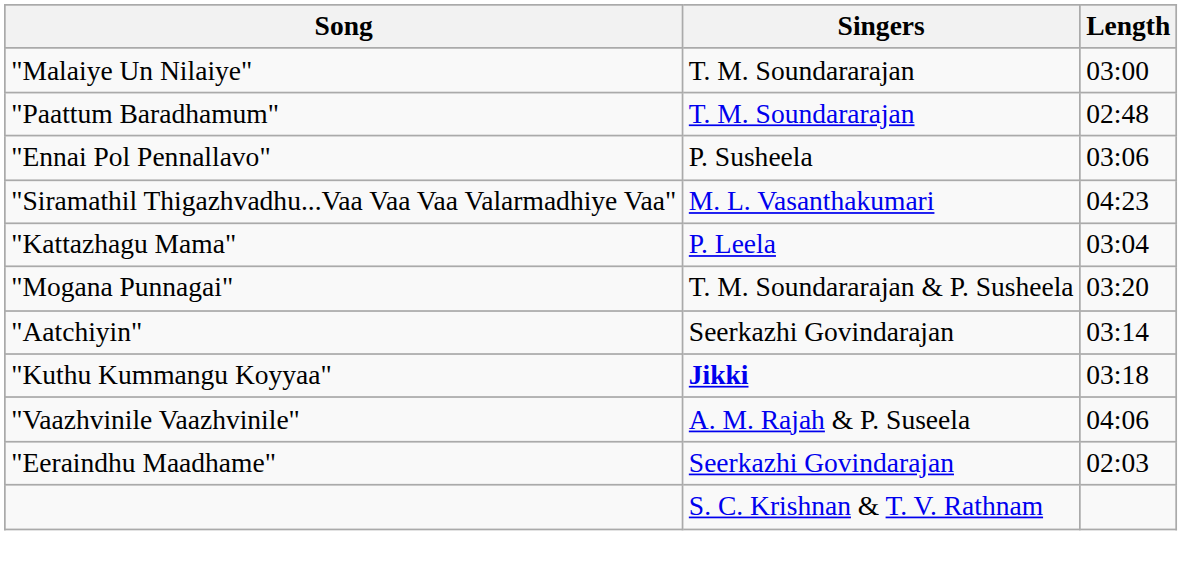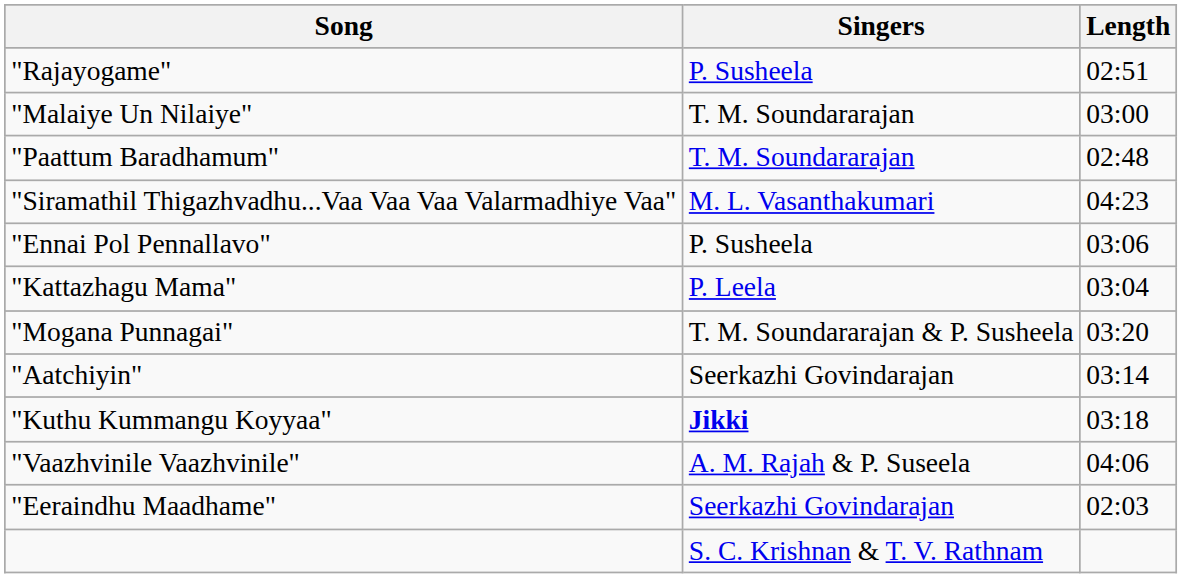+ row: (91, 69)
rows swapped: (141, 157) <-> (344, 200)
